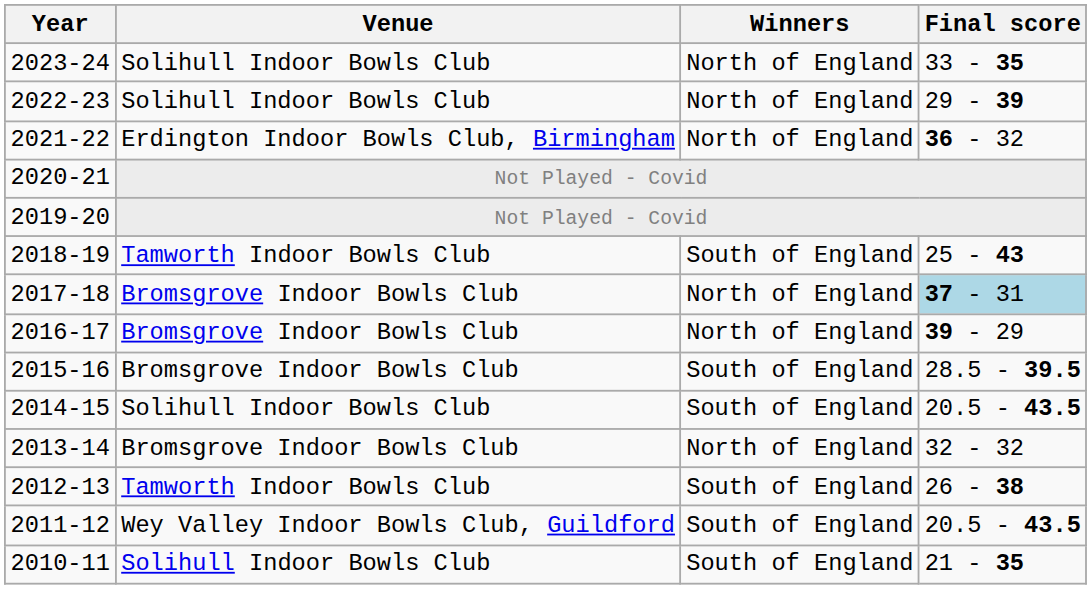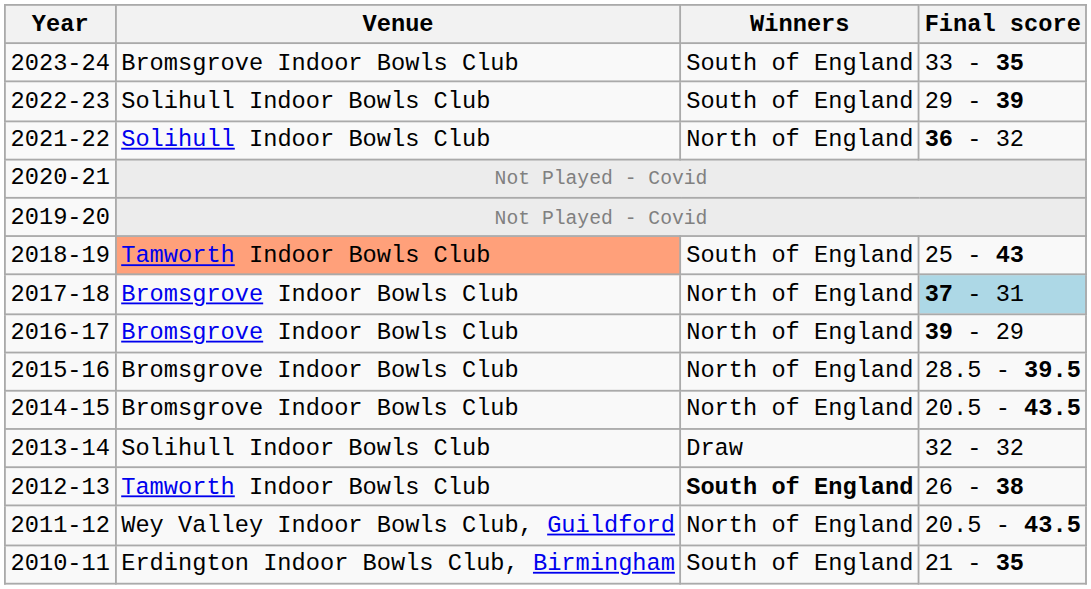(306, 63) Solihull Indoor Bowls Club -> (320, 63) Bromsgrove Indoor Bowls Club
(800, 63) North of England -> (800, 63) South of England
(800, 101) North of England -> (800, 101) South of England
(398, 140) Erdington Indoor Bowls Club, Birmingham -> (306, 140) Solihull Indoor Bowls Club
(306, 256) no background -> (306, 256) lightsalmon background
(800, 371) South of England -> (800, 371) North of England
(306, 410) Solihull Indoor Bowls Club -> (320, 410) Bromsgrove Indoor Bowls Club
(800, 410) South of England -> (800, 410) North of England
(320, 448) Bromsgrove Indoor Bowls Club -> (306, 448) Solihull Indoor Bowls Club
(800, 448) North of England -> (715, 448) Draw
(800, 487) normal -> (800, 487) bold
(800, 525) South of England -> (800, 525) North of England
(306, 564) Solihull Indoor Bowls Club -> (398, 564) Erdington Indoor Bowls Club, Birmingham
